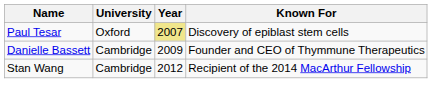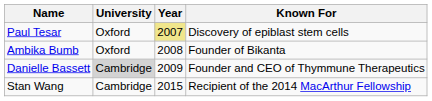+ row: (43, 50)
(124, 50) no background -> (124, 68) lightgrey background
(170, 68) 2012 -> (170, 86) 2015
